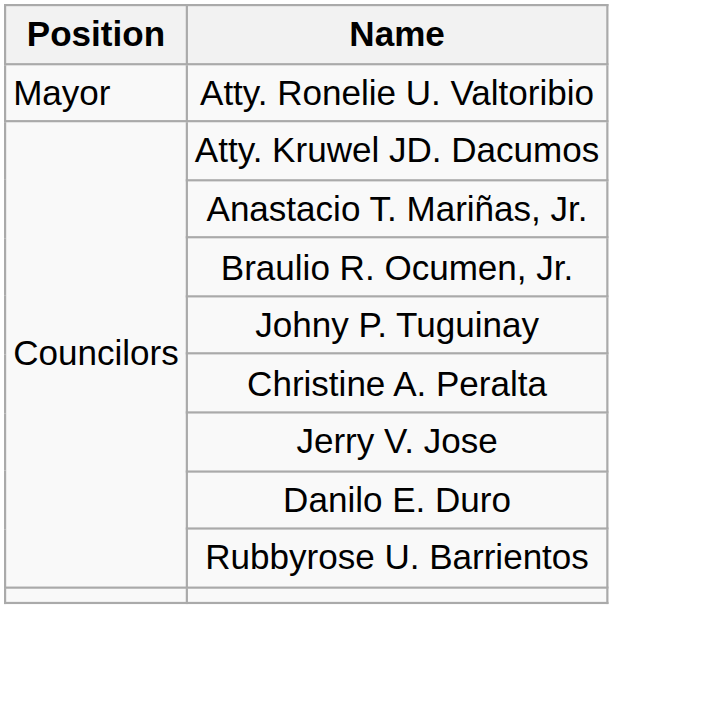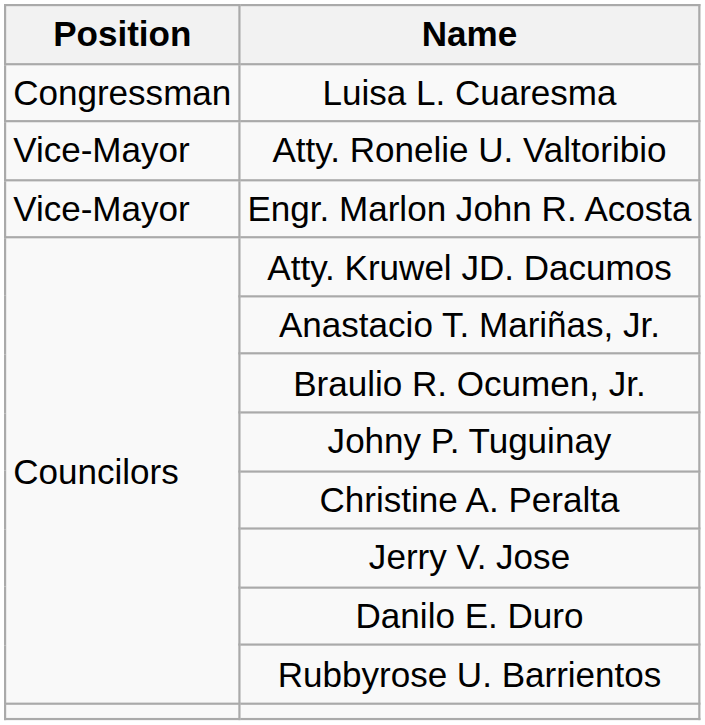+ row: (469, 92)
(62, 92) Mayor -> (101, 150) Vice-Mayor
+ row: (470, 209)
